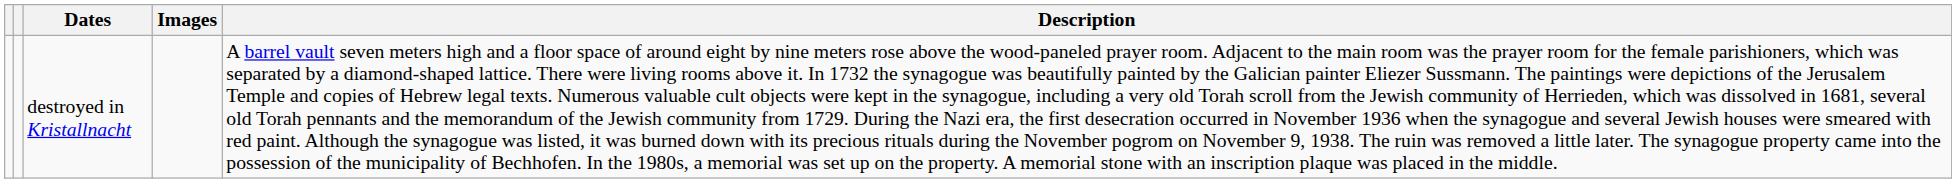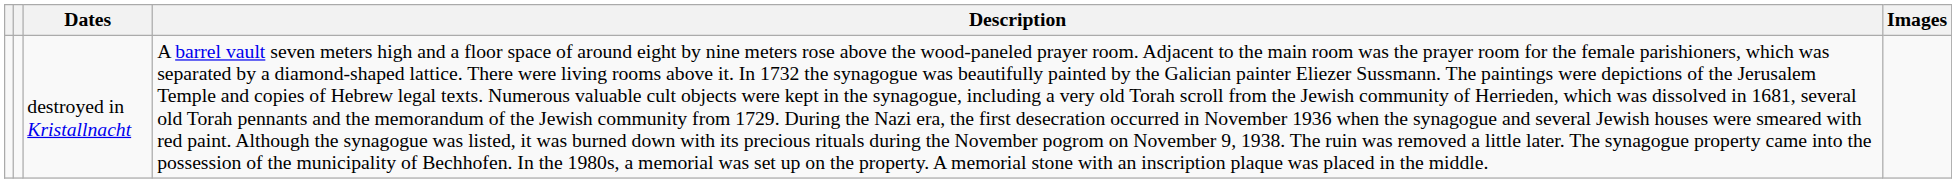columns swapped: (1087, 20) <-> (187, 20)
